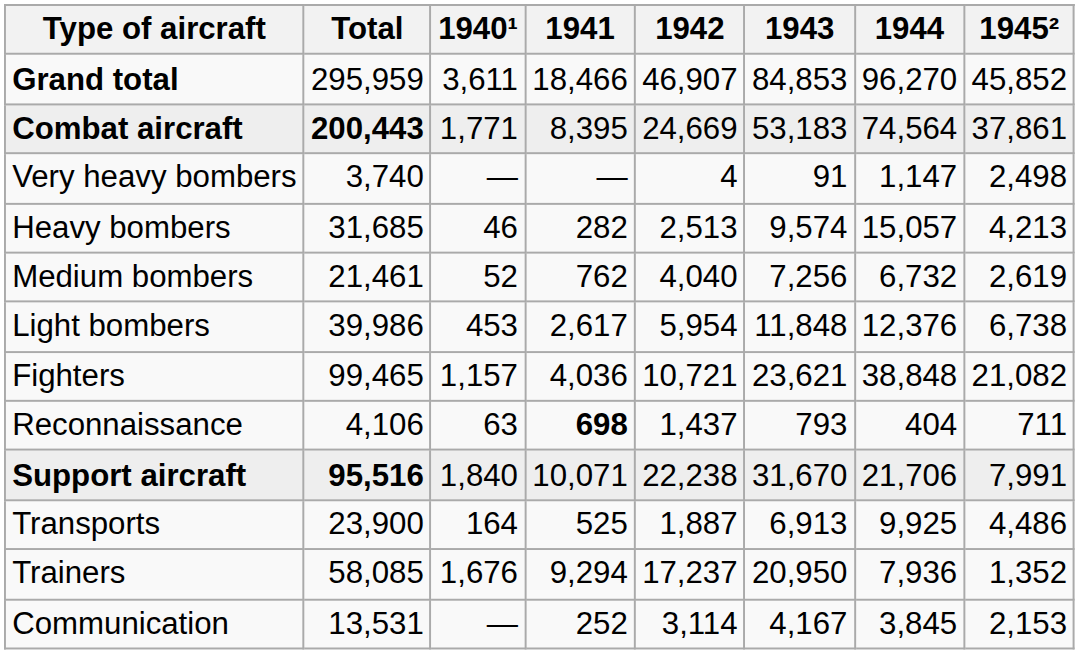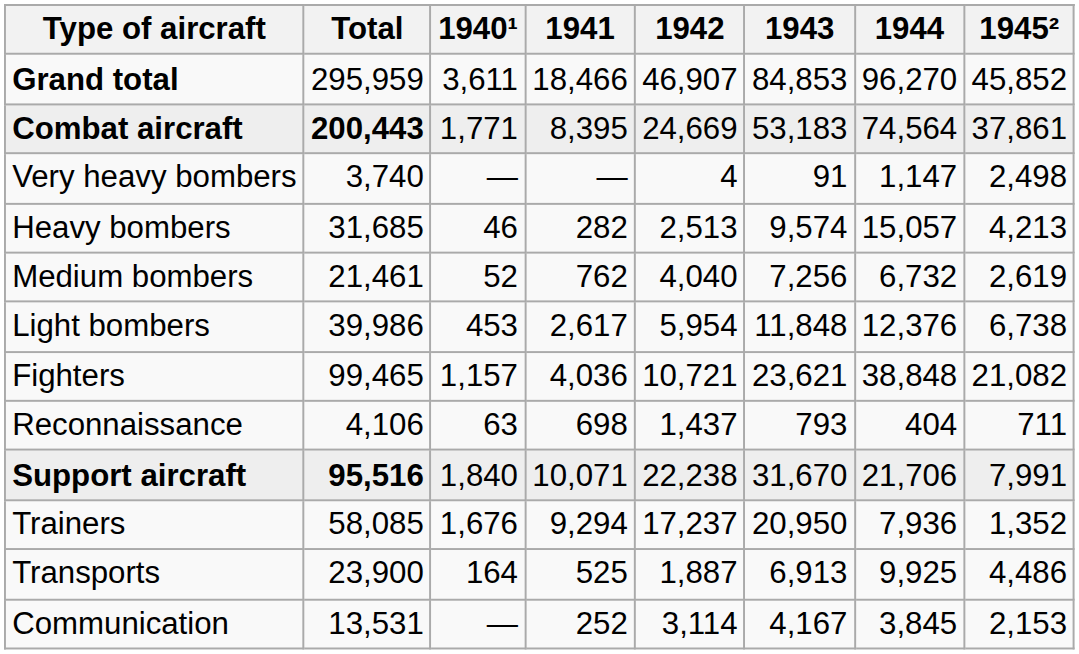(602, 425) bold -> (602, 425) normal
rows swapped: (86, 524) <-> (69, 573)
